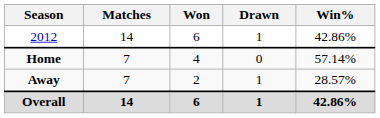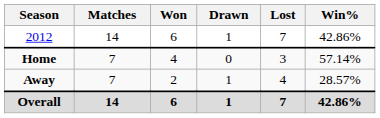+ column: (283, 15)
